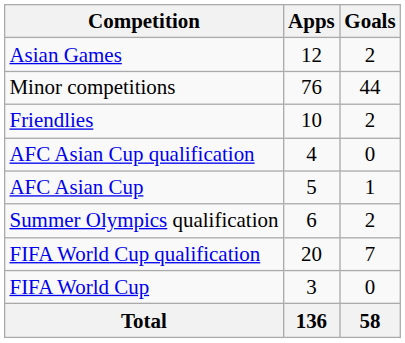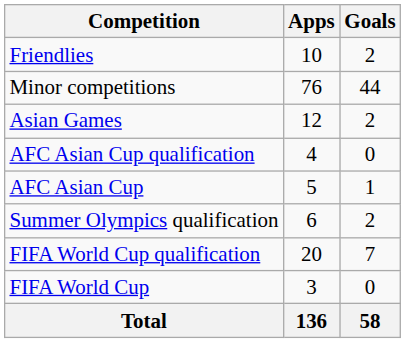rows swapped: (51, 120) <-> (66, 54)
